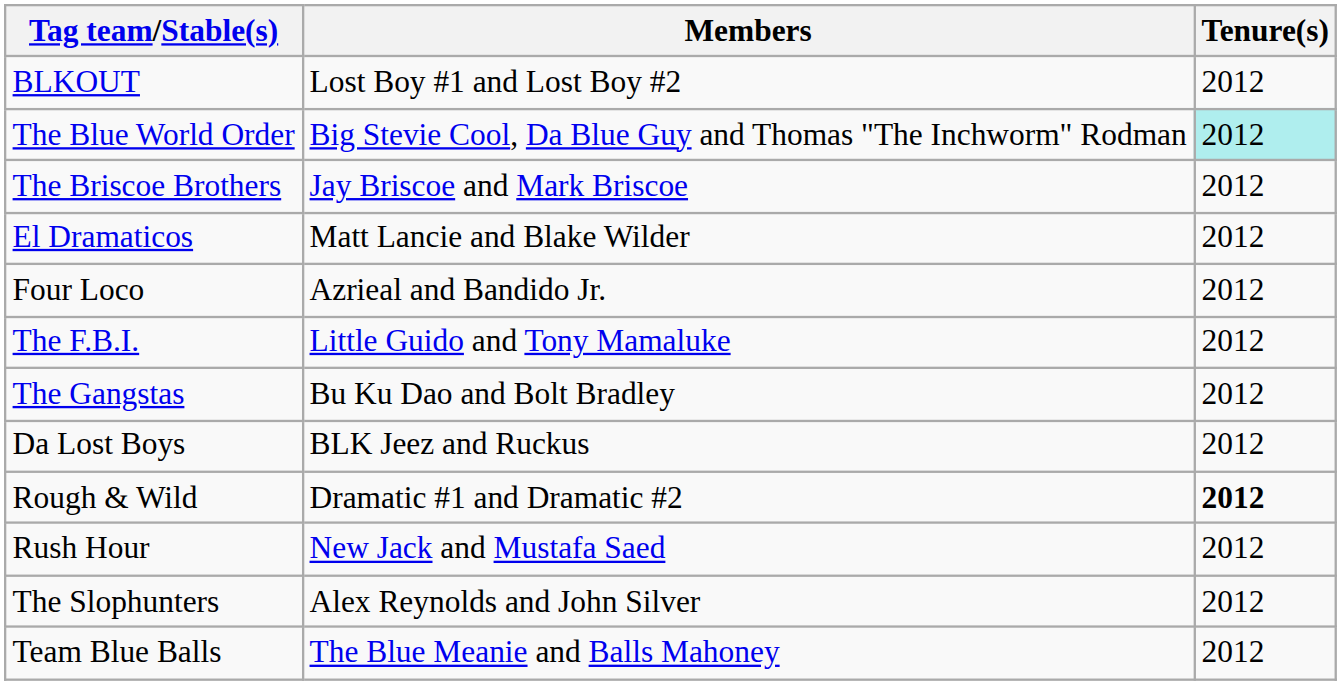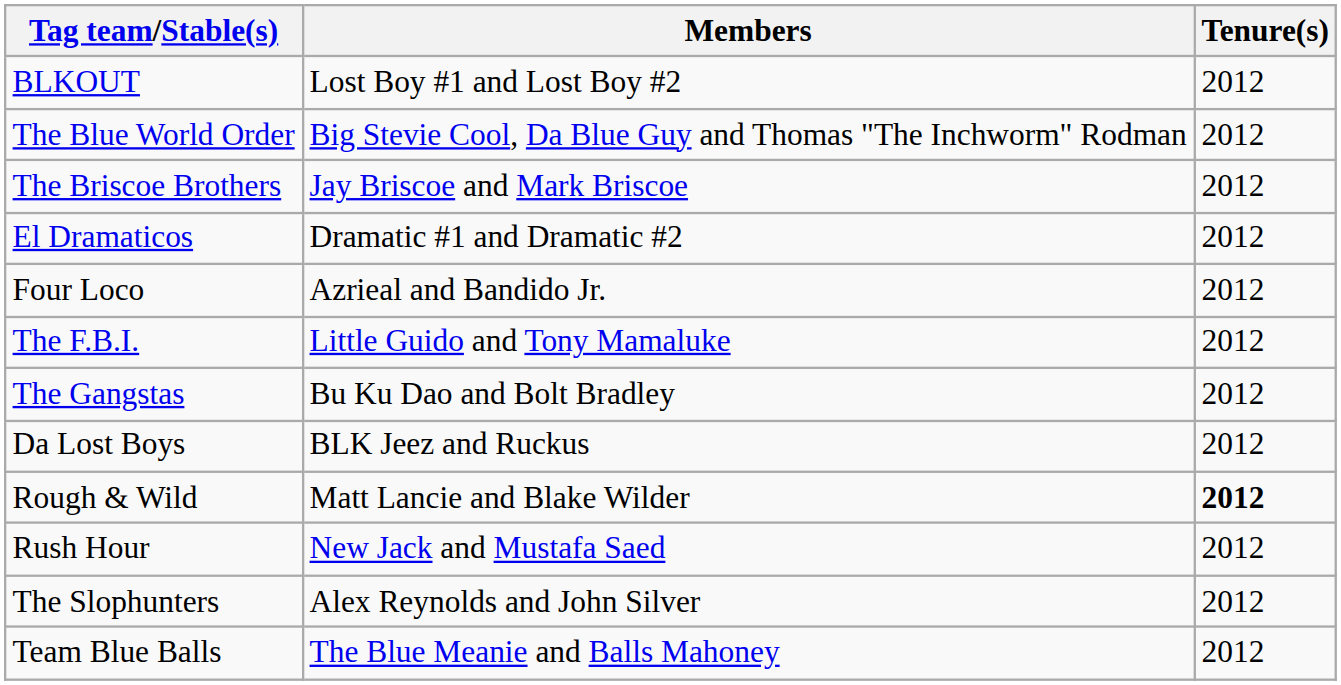(1233, 133) paleturquoise background -> (1233, 133) no background
(500, 237) Matt Lancie and Blake Wilder -> (496, 237) Dramatic #1 and Dramatic #2
(496, 496) Dramatic #1 and Dramatic #2 -> (500, 496) Matt Lancie and Blake Wilder
